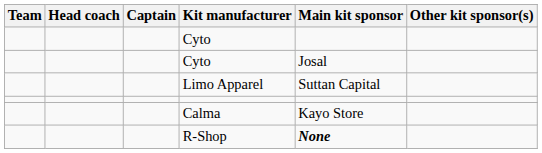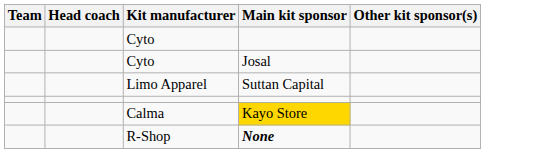- column: (151, 15)
(331, 113) no background -> (275, 113) gold background
